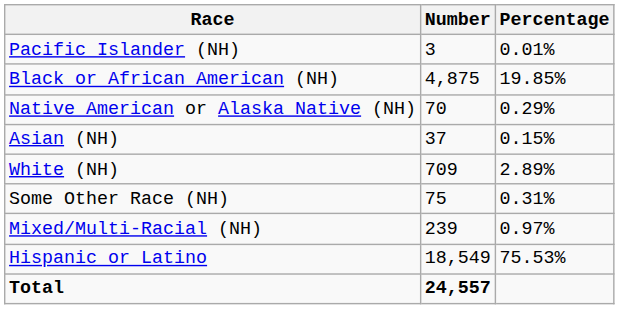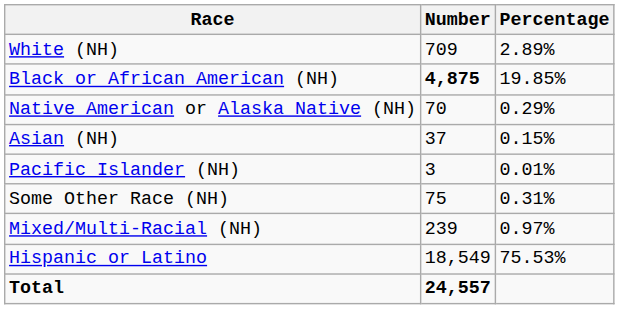rows swapped: (64, 169) <-> (125, 50)
(452, 79) normal -> (452, 79) bold
